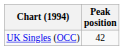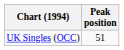(100, 38) 42 -> (100, 38) 51
